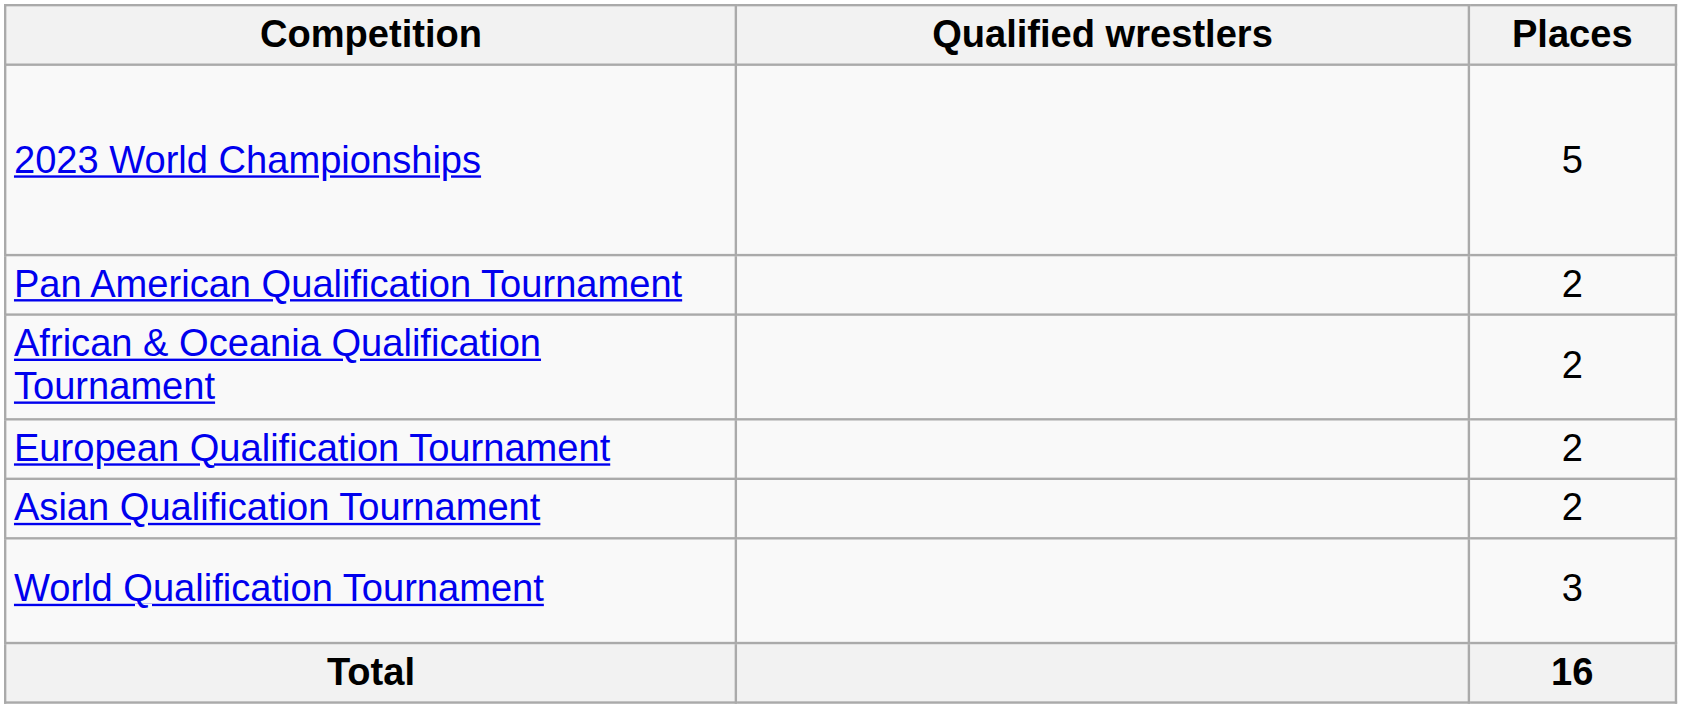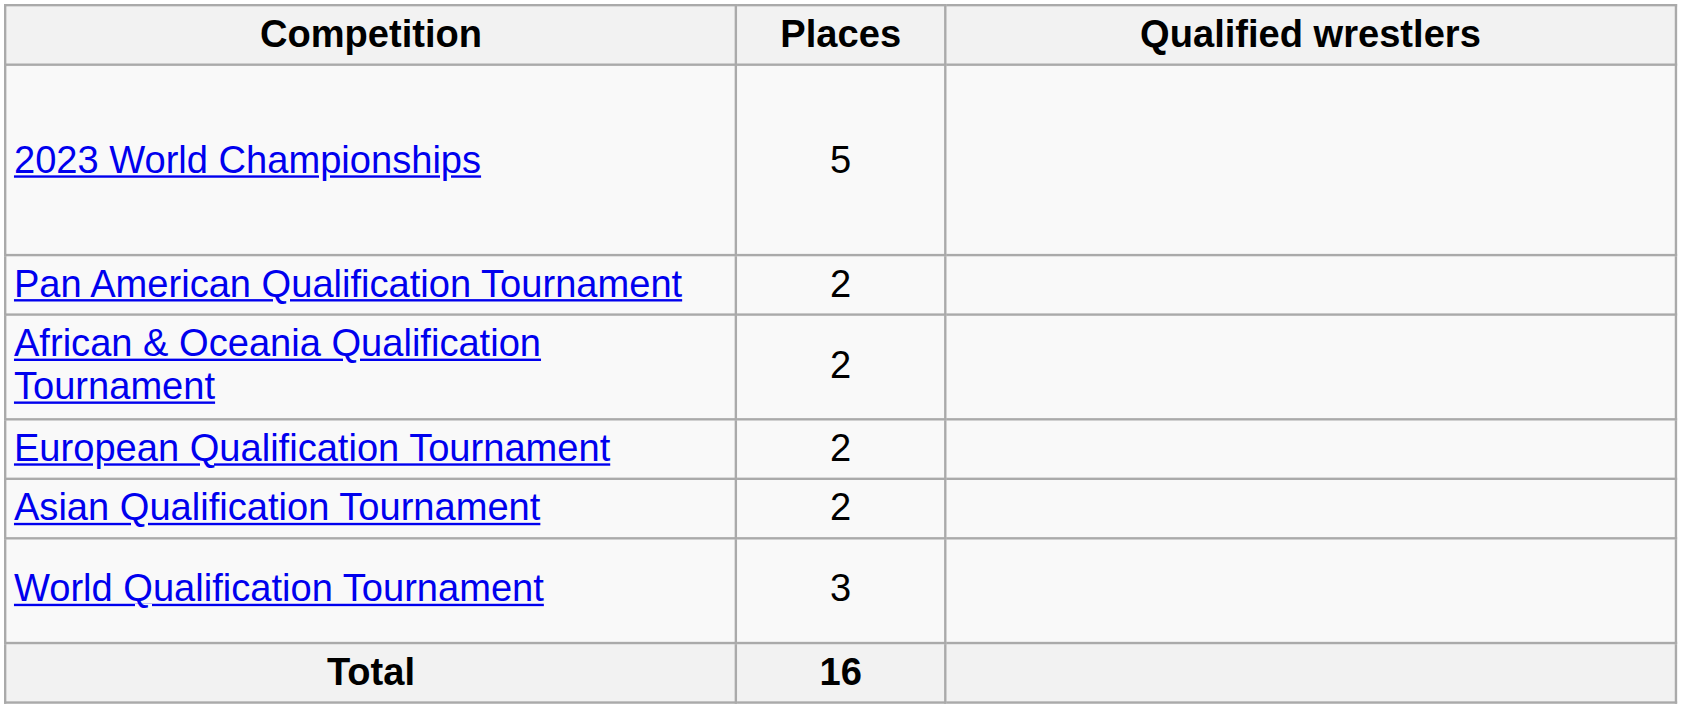columns swapped: (1572, 34) <-> (1103, 34)
